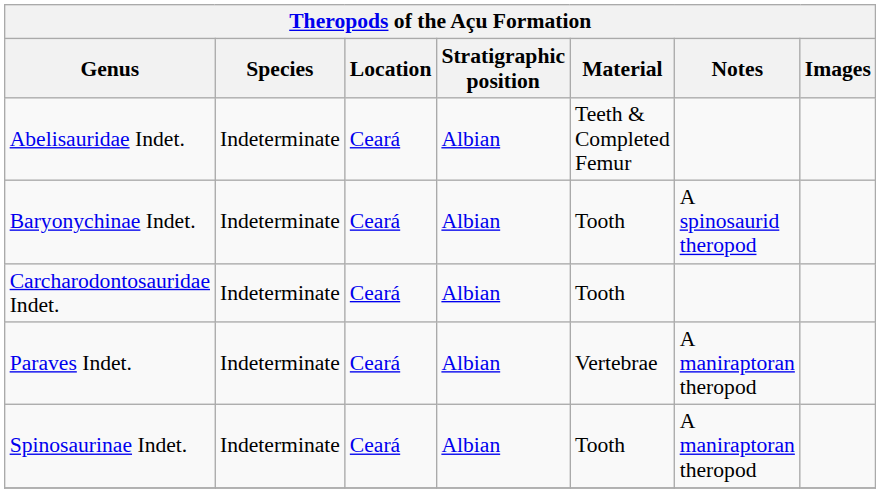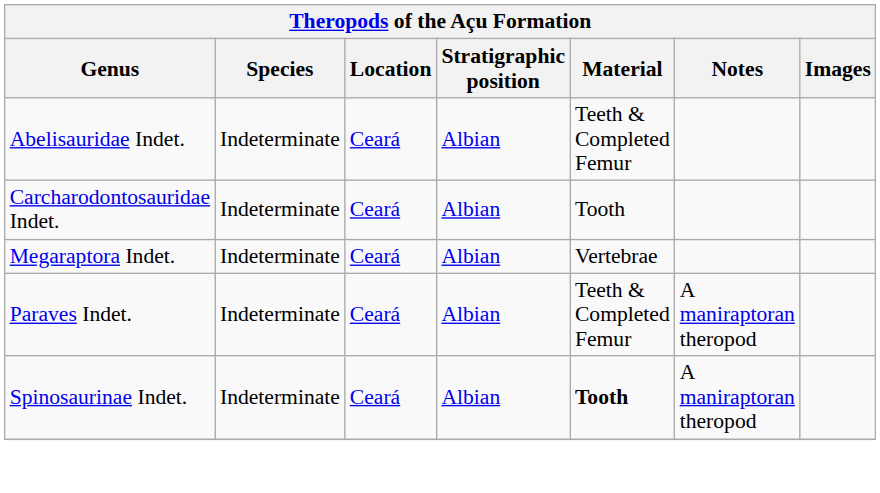- row: (103, 221)
+ row: (92, 255)
(616, 363) Vertebrae -> (622, 314) Teeth & Completed Femur
(600, 445) normal -> (602, 397) bold
